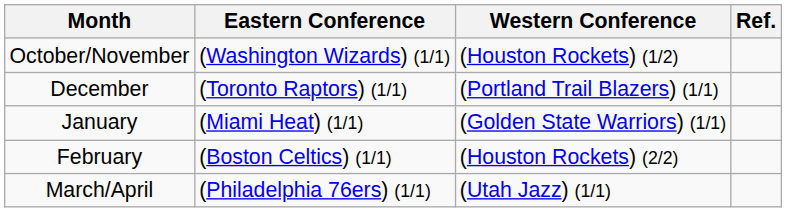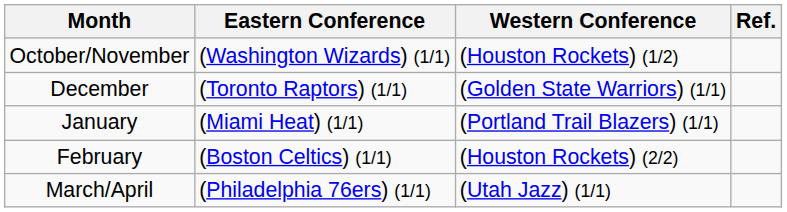(589, 88) (Portland Trail Blazers) (1/1) -> (593, 88) (Golden State Warriors) (1/1)
(593, 122) (Golden State Warriors) (1/1) -> (589, 122) (Portland Trail Blazers) (1/1)
